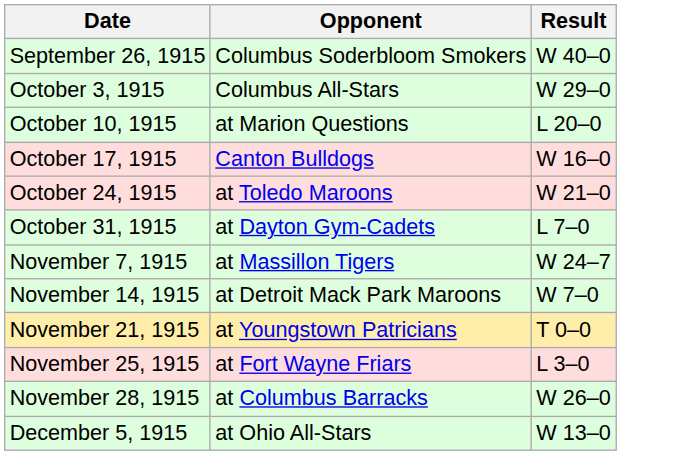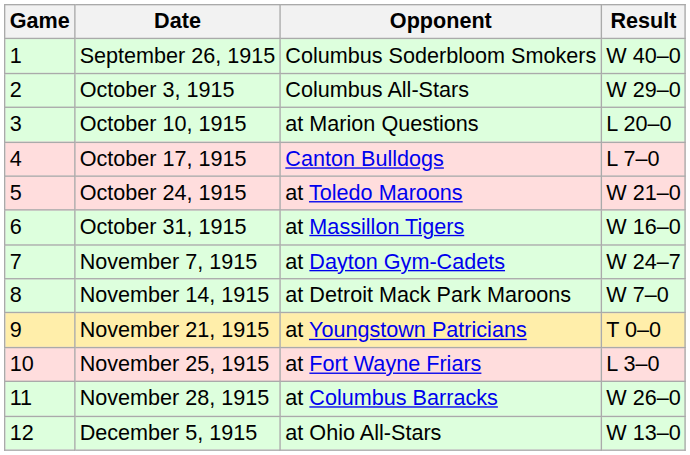+ column: (40, 21)
(573, 158) W 16–0 -> (633, 158) L 7–0
(325, 227) at Dayton Gym-Cadets -> (375, 227) at Massillon Tigers
(563, 227) L 7–0 -> (643, 227) W 16–0
(305, 261) at Massillon Tigers -> (395, 261) at Dayton Gym-Cadets
